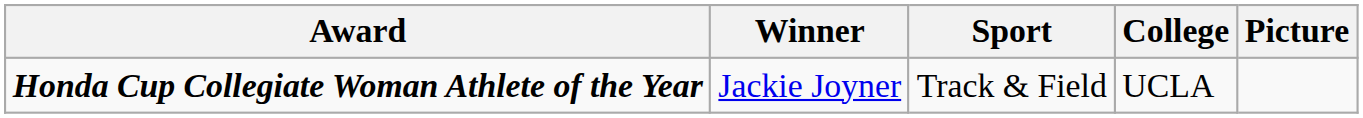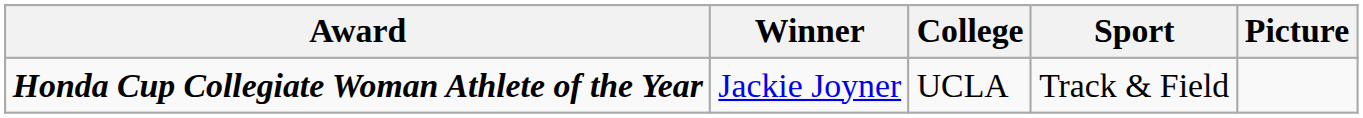columns swapped: (1012, 31) <-> (1176, 31)
